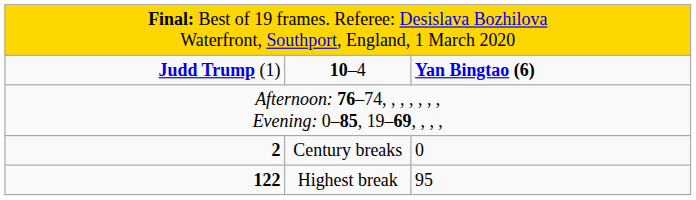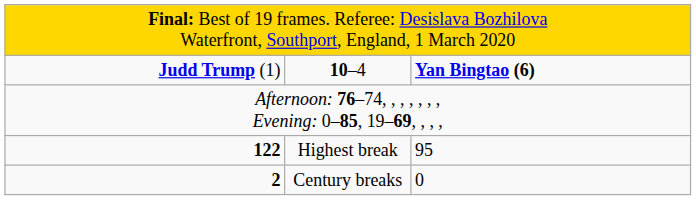rows swapped: (267, 180) <-> (276, 150)
